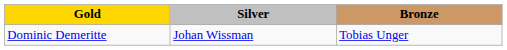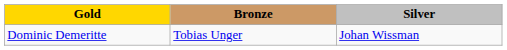columns swapped: (253, 14) <-> (419, 14)
